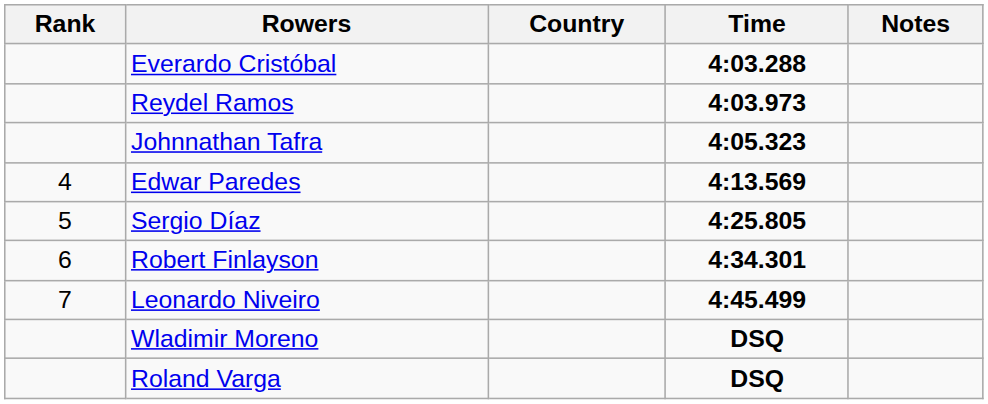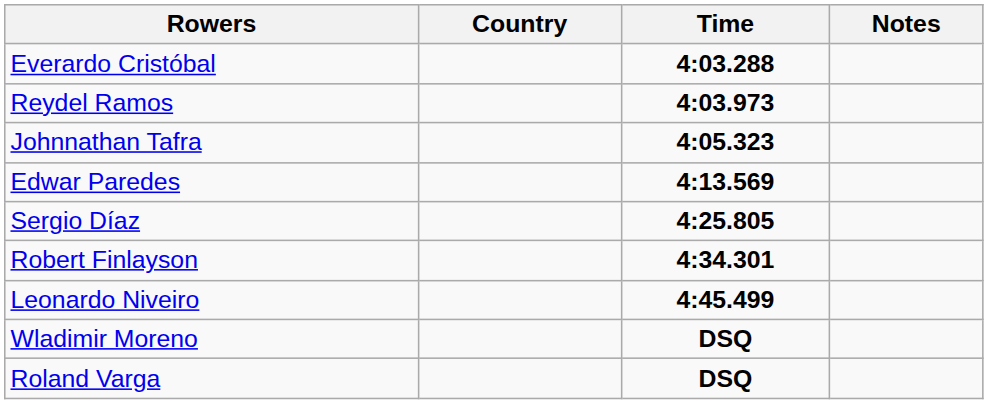- column: (65, 24)
